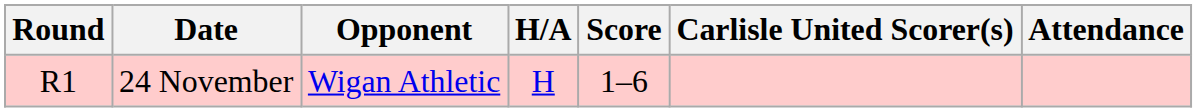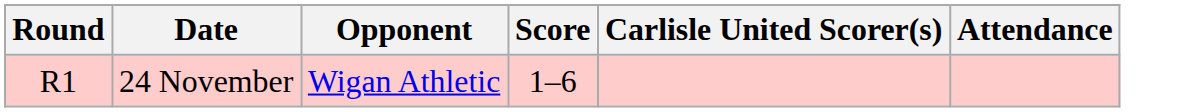- column: (543, 29)
